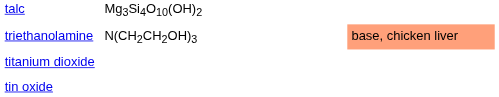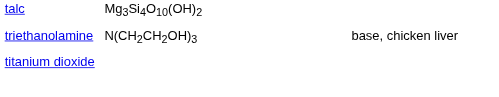(405, 35) lightsalmon background -> (405, 35) no background
- row: (29, 87)
